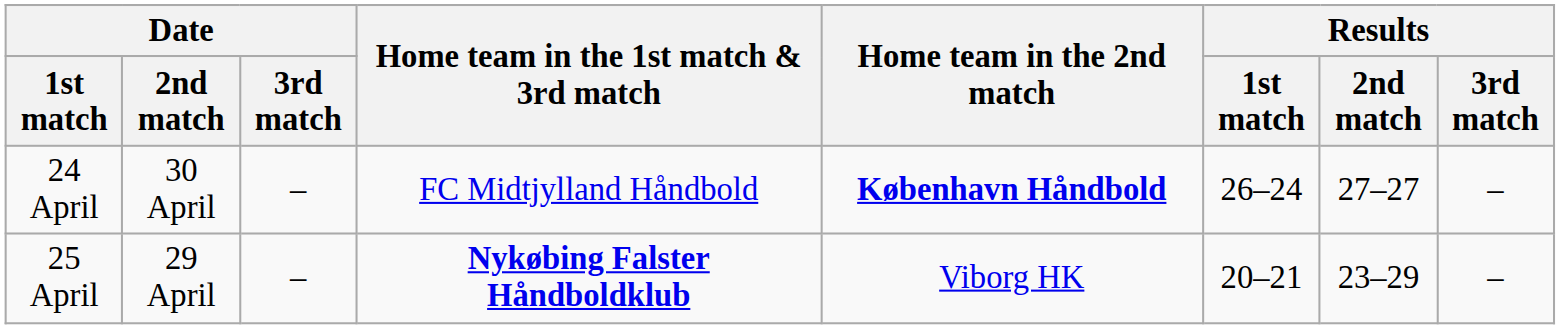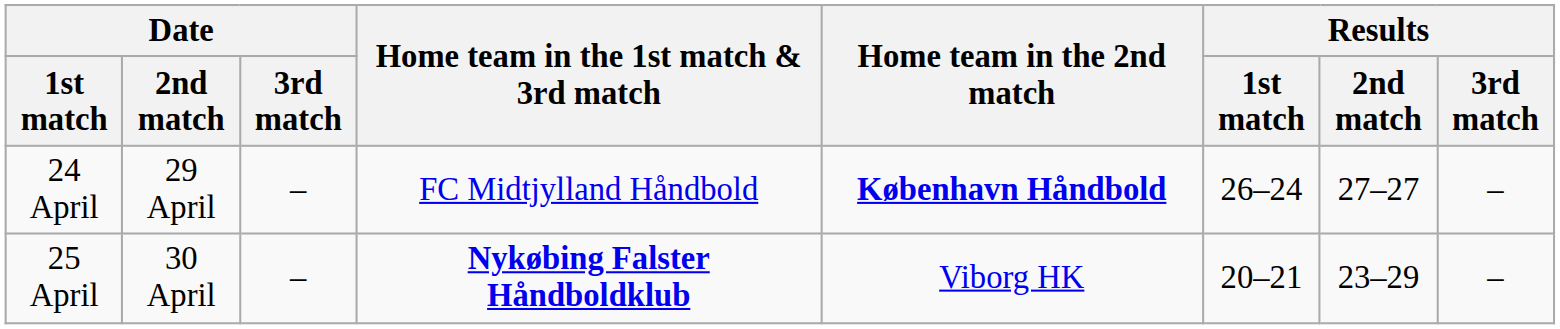(181, 188) 30 April -> (181, 188) 29 April
(181, 277) 29 April -> (181, 277) 30 April
